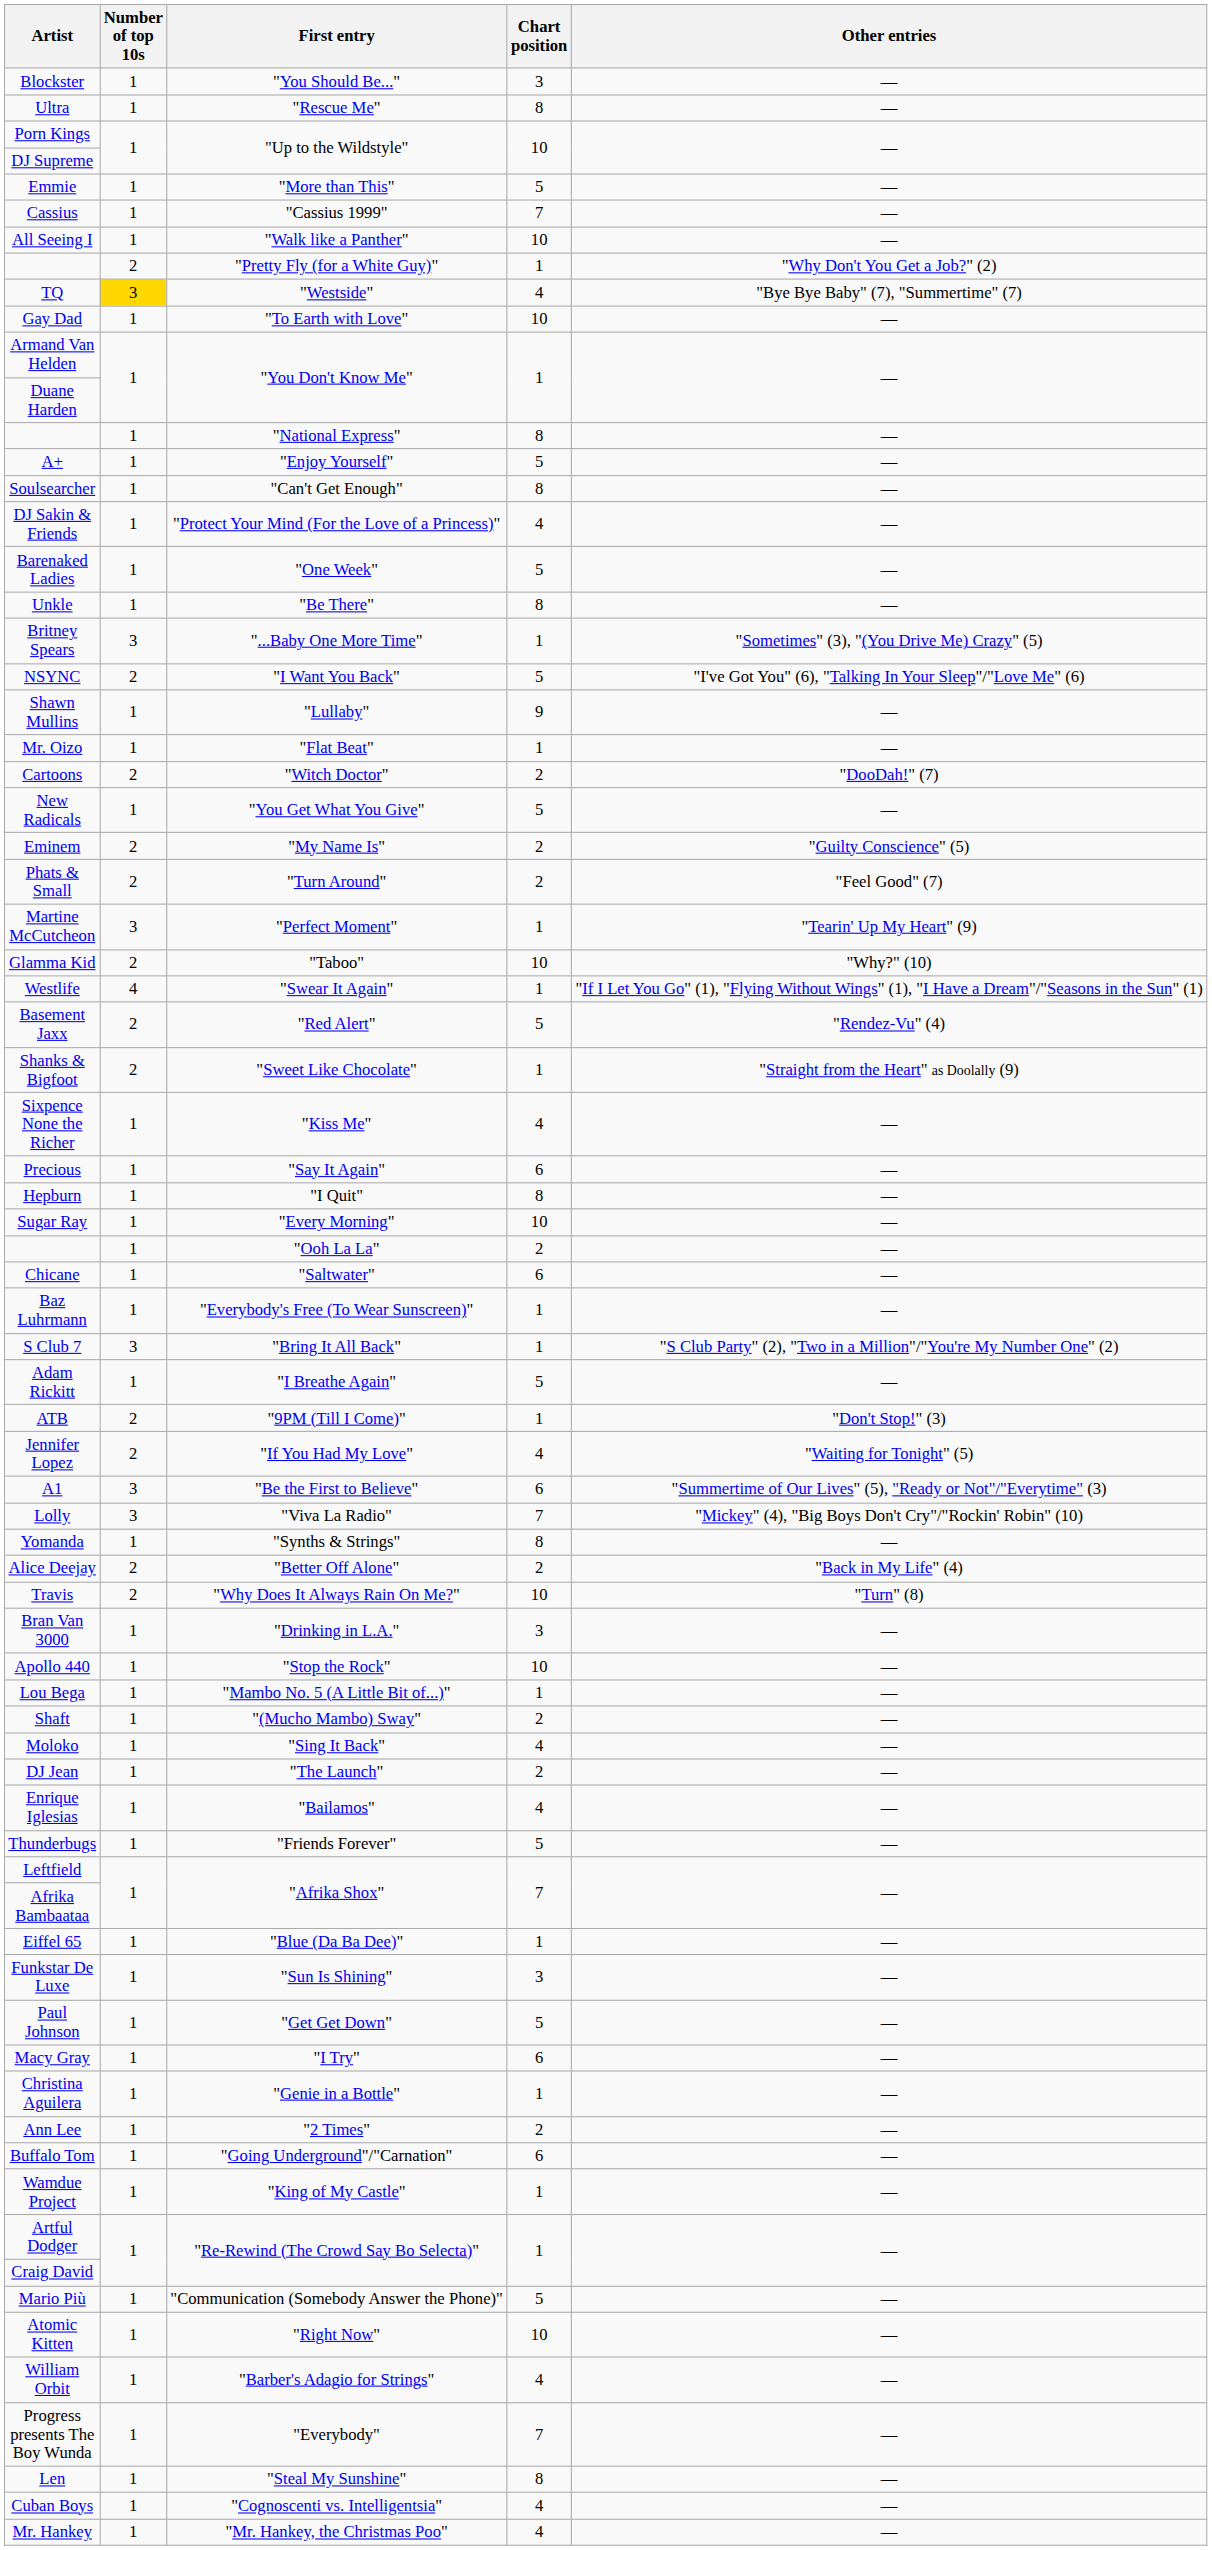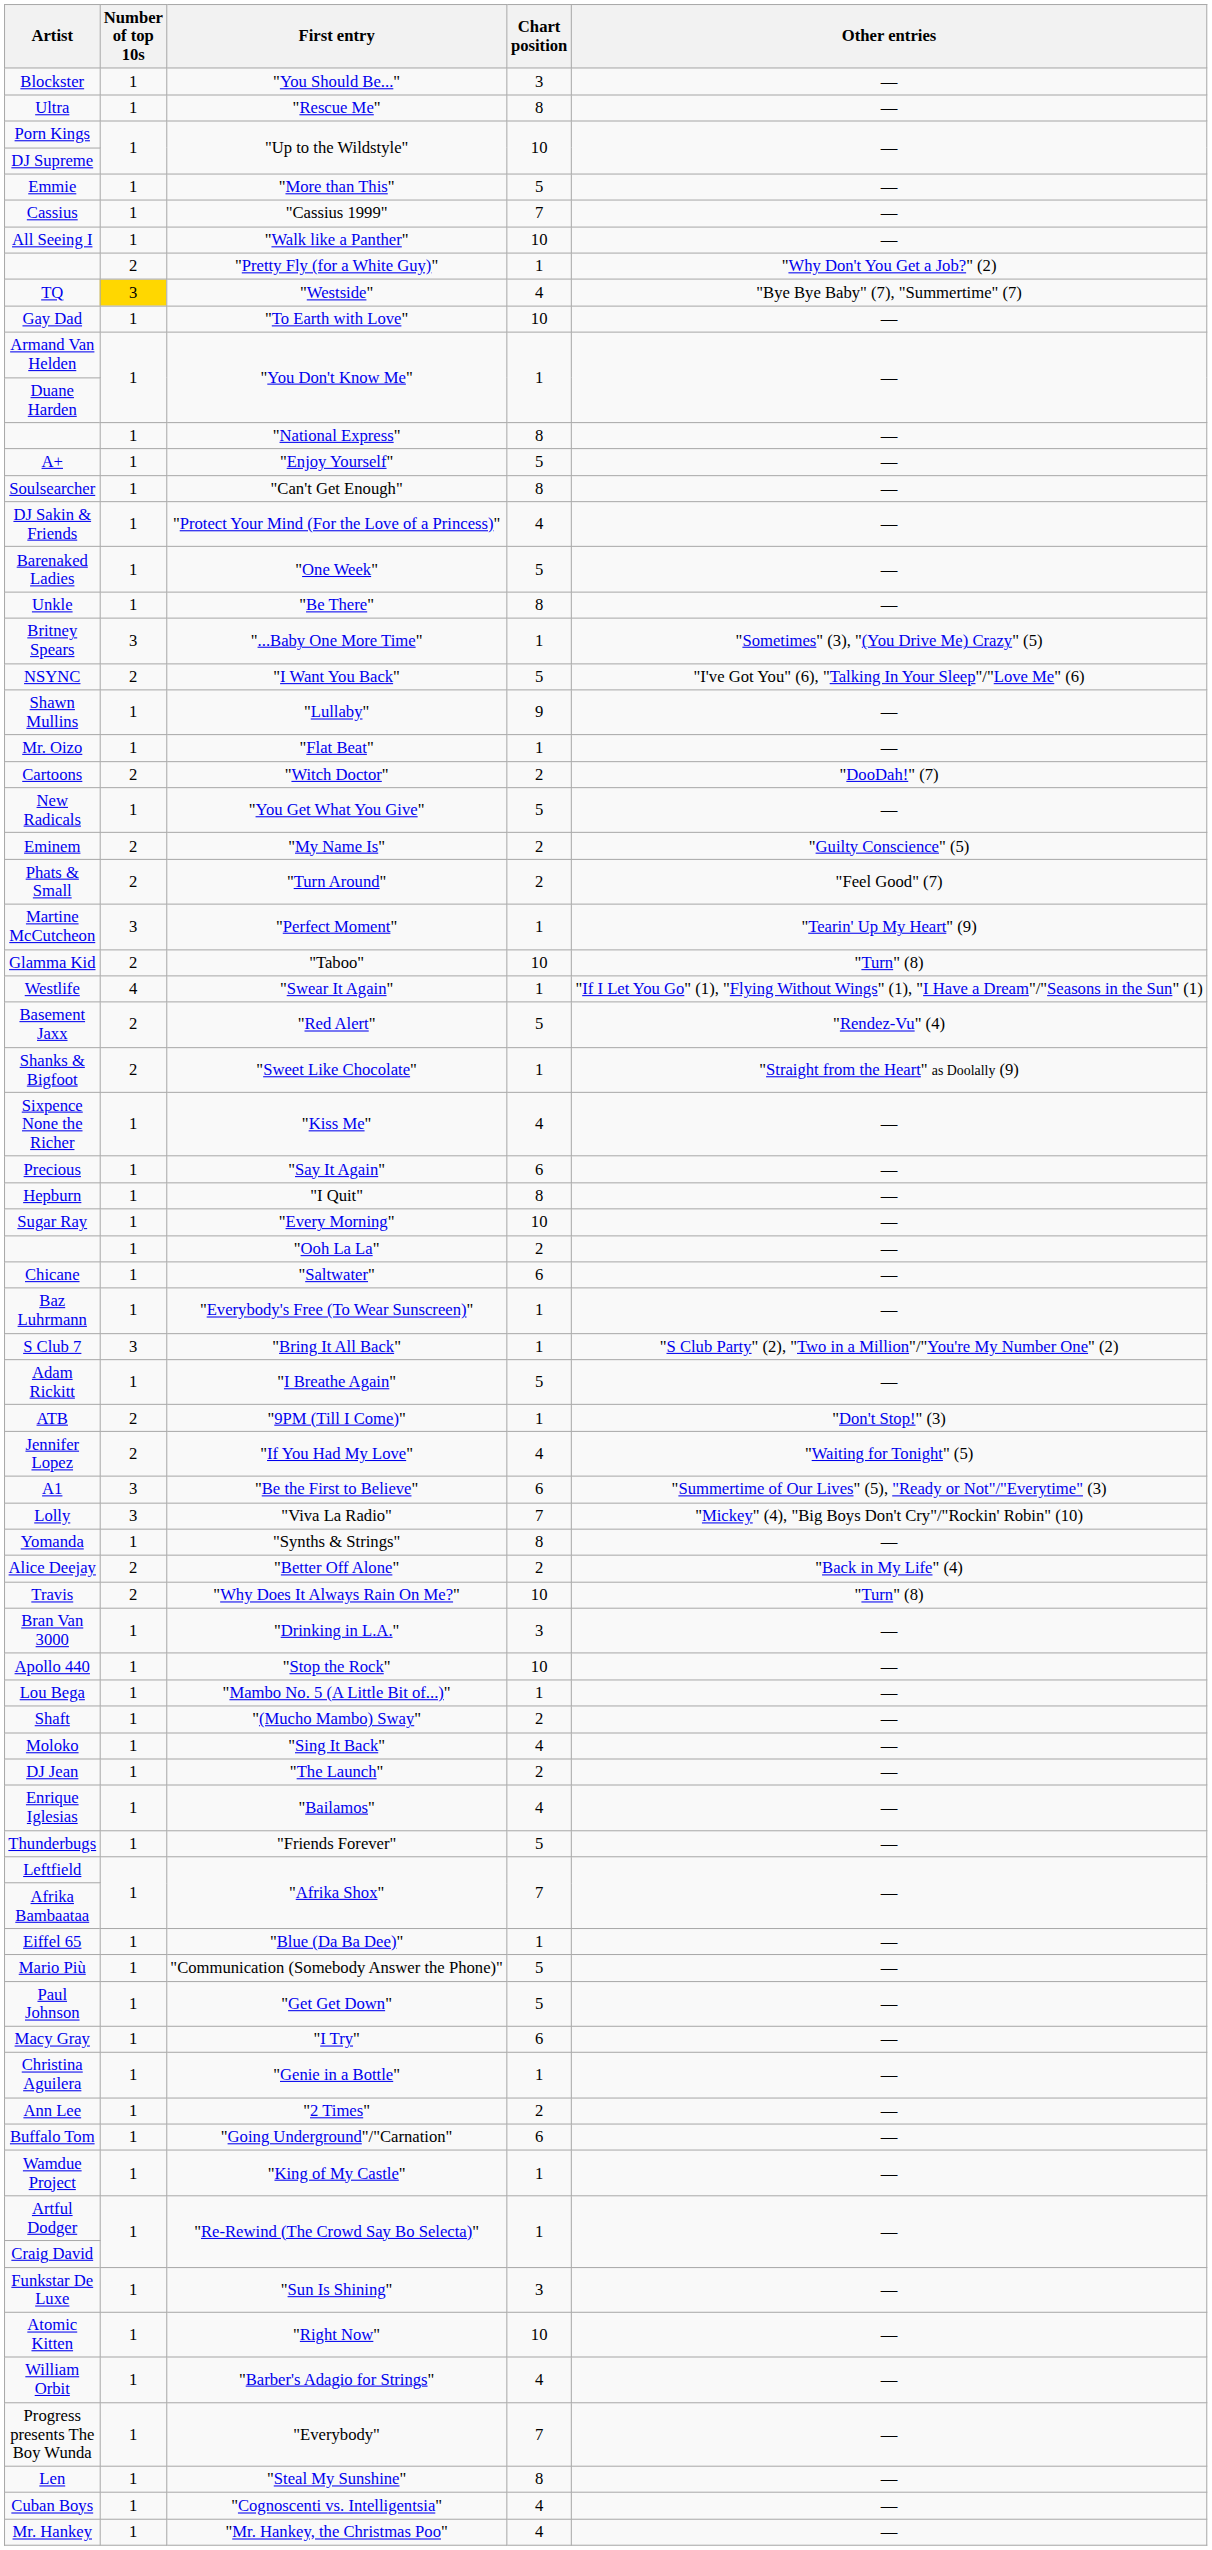(889, 962) "Why?" (10) -> (889, 962) "Turn" (8)
rows swapped: (52, 1977) <-> (52, 2298)
